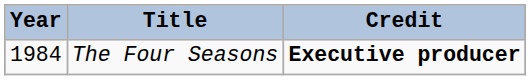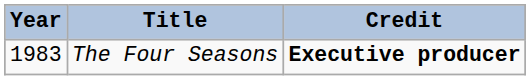(36, 57) 1984 -> (36, 57) 1983
